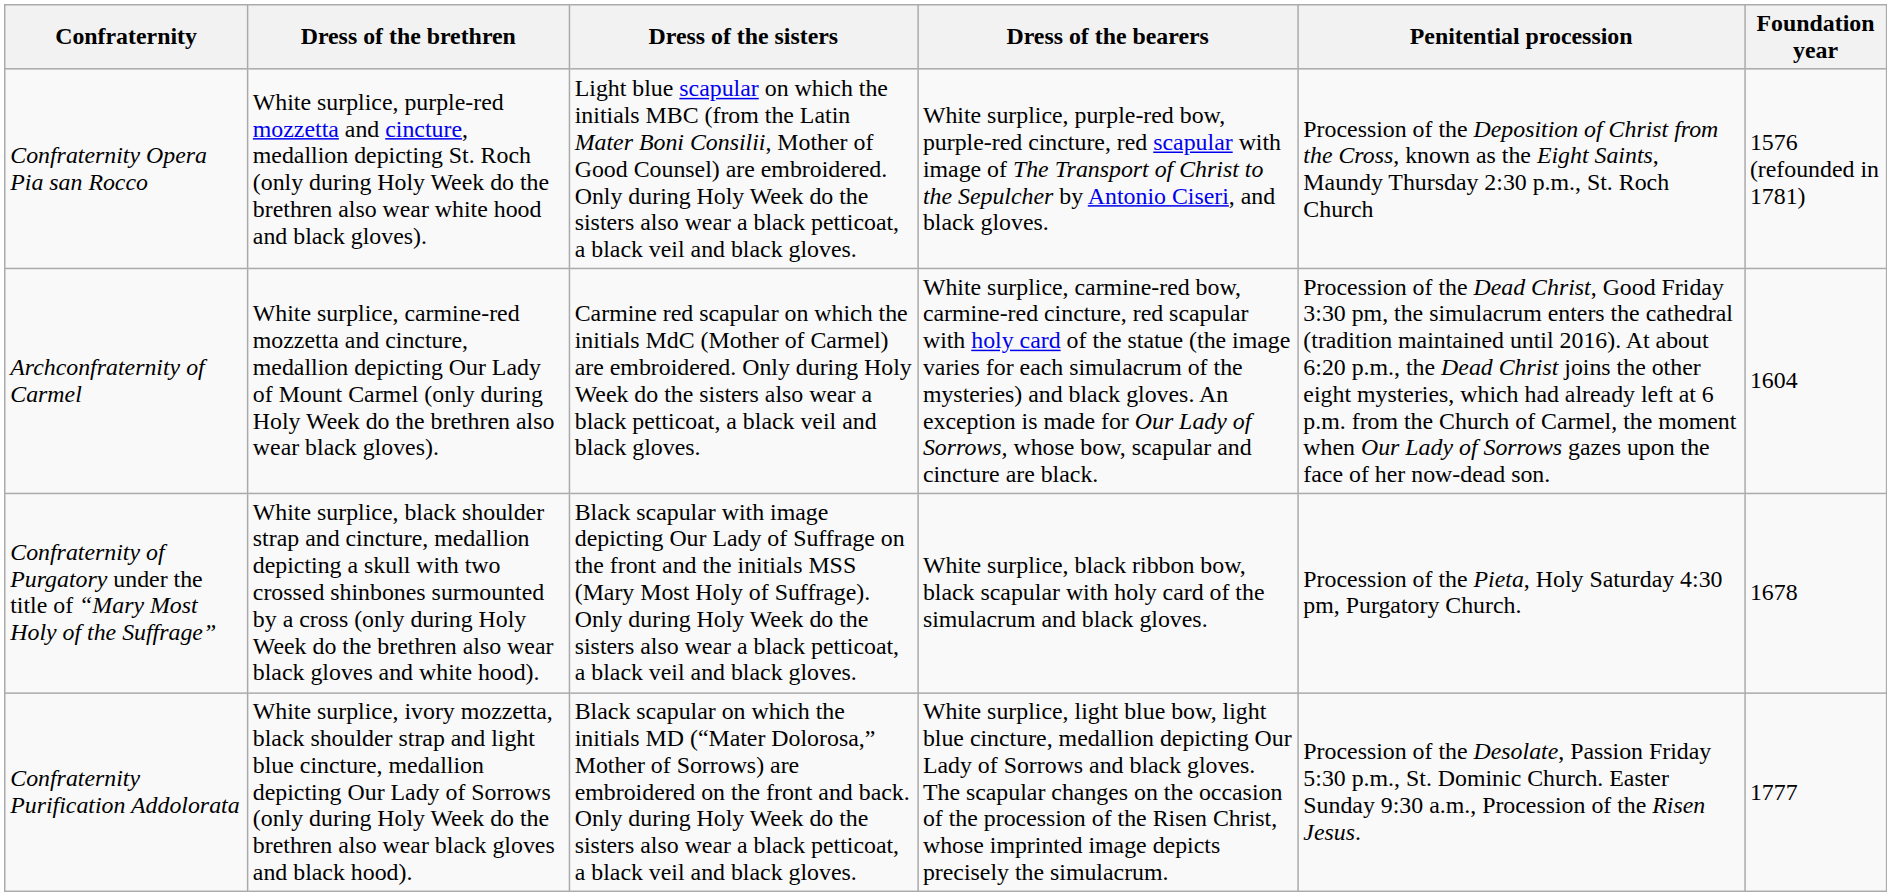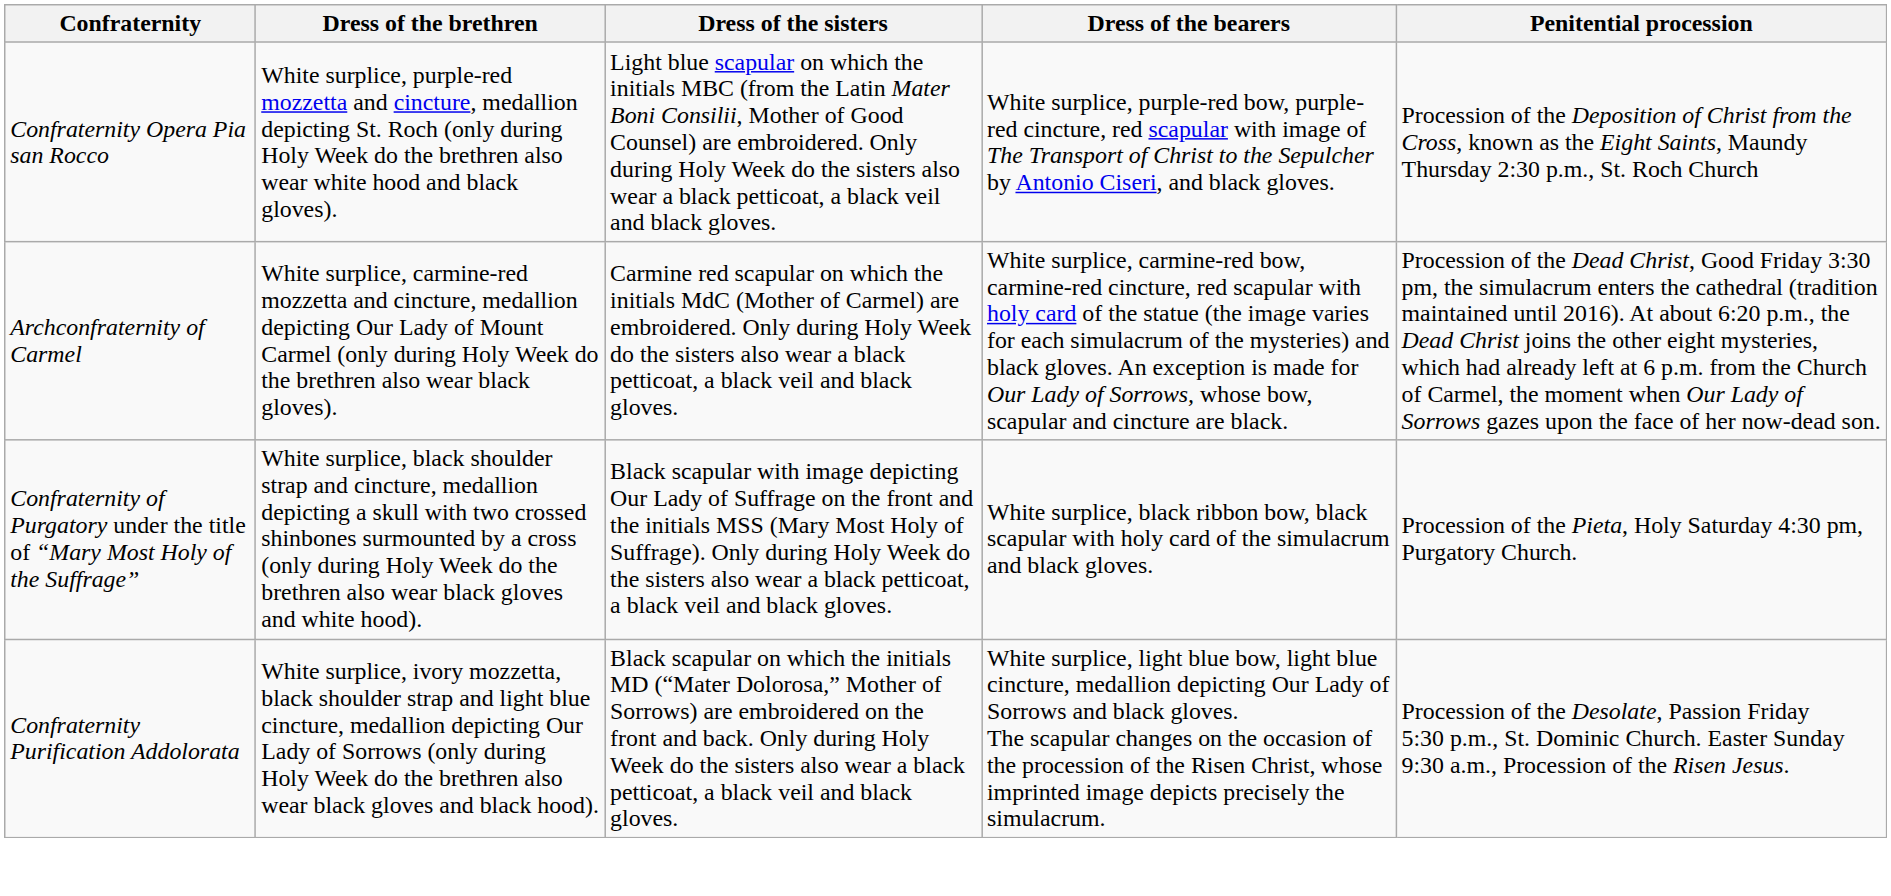- column: (1816, 36)
